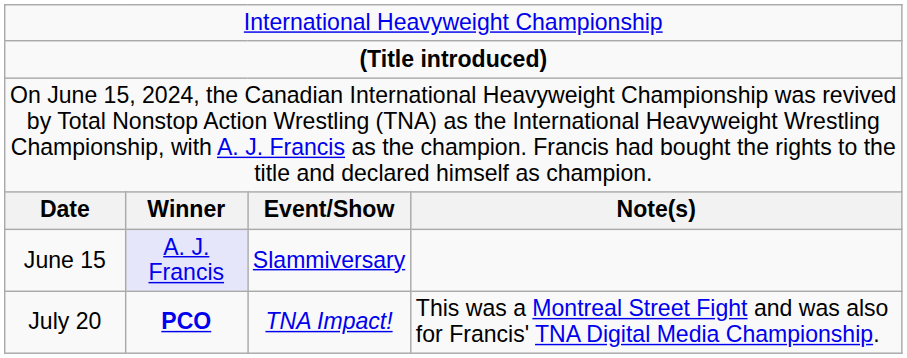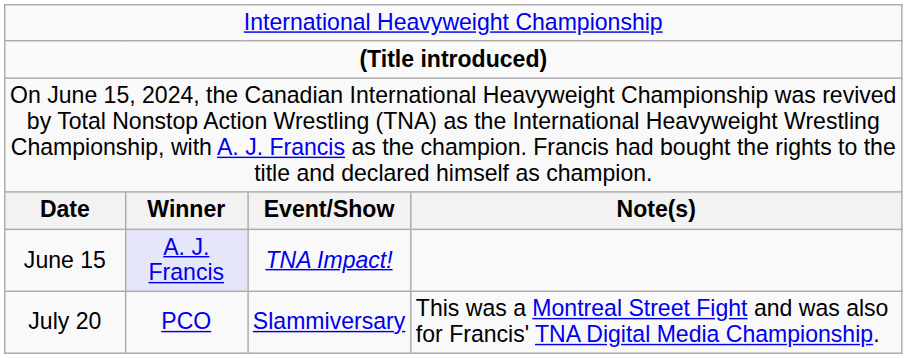(329, 259) Slammiversary -> (329, 259) TNA Impact!
(186, 322) bold -> (186, 322) normal
(329, 322) TNA Impact! -> (329, 322) Slammiversary
